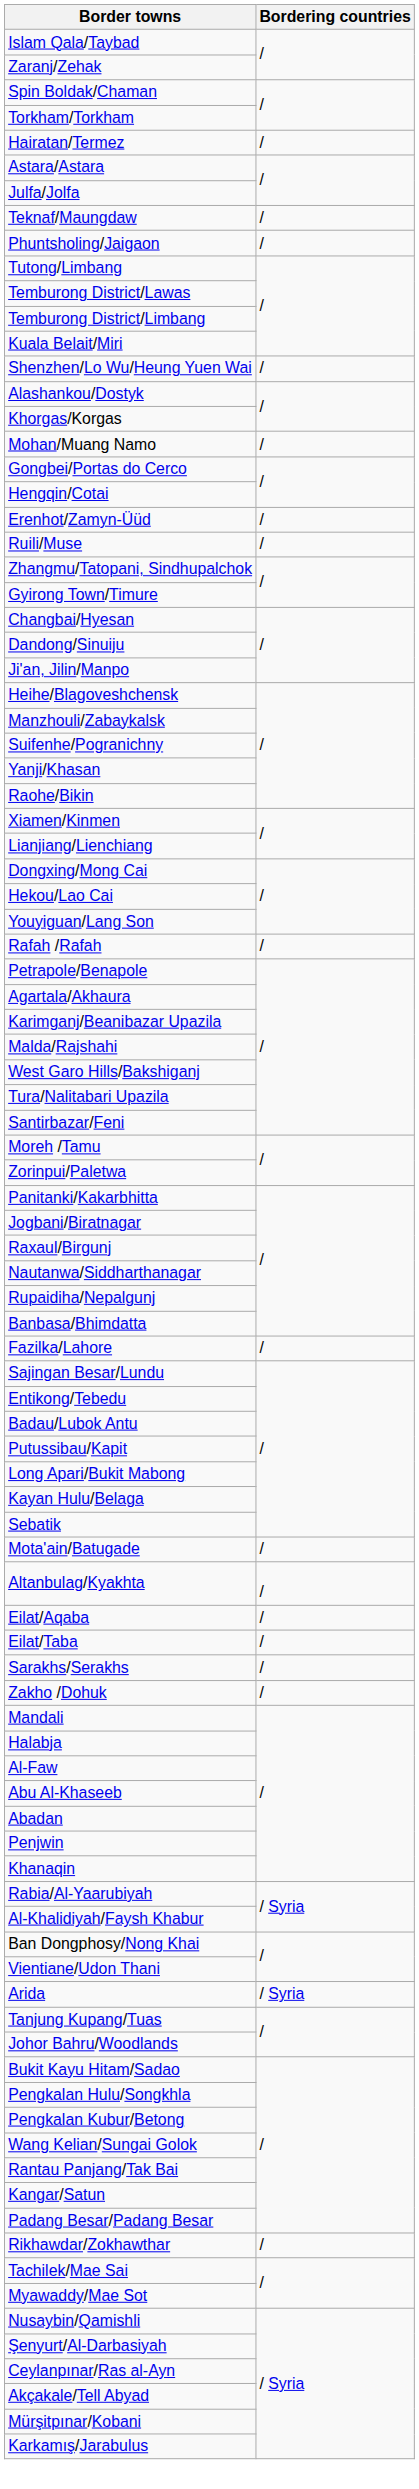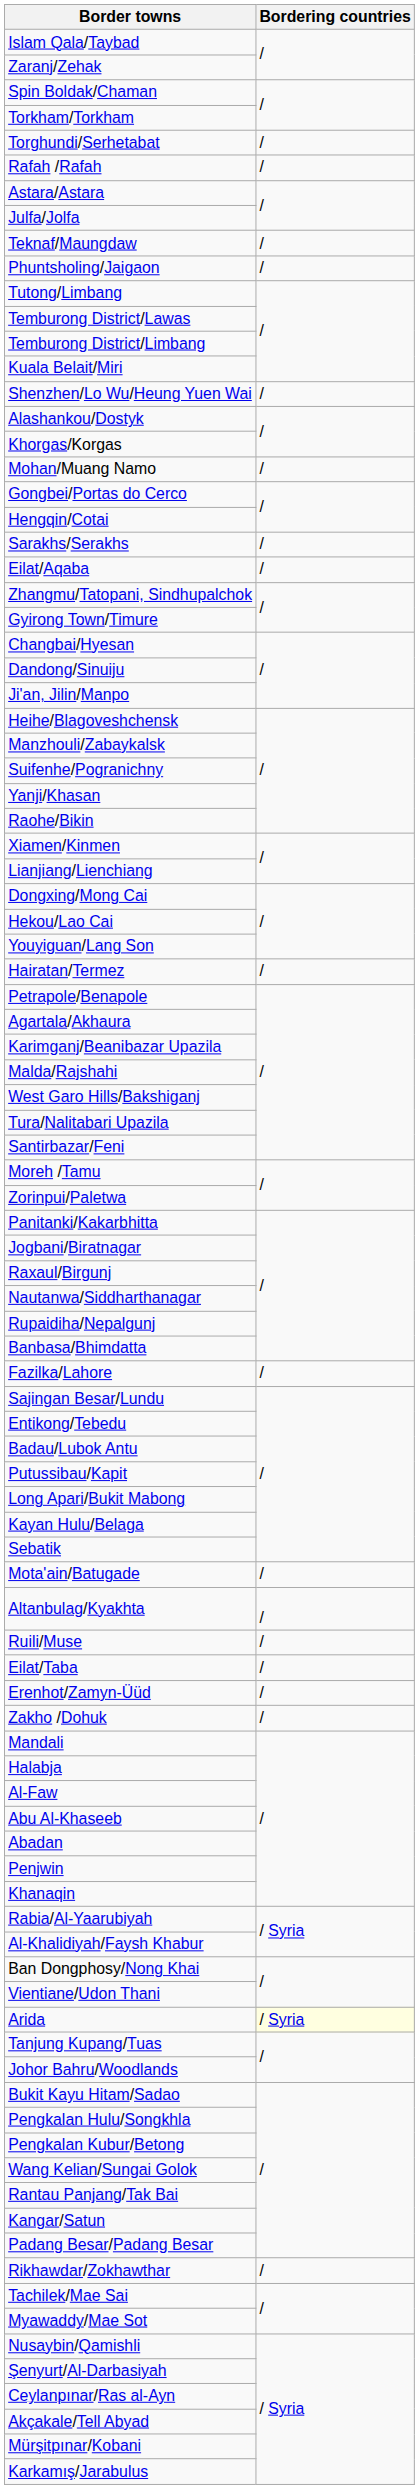+ row: (84, 142)
rows swapped: (66, 142) <-> (55, 946)
rows swapped: (79, 519) <-> (68, 1667)
rows swapped: (45, 544) <-> (49, 1617)
(282, 1994) no background -> (282, 2019) lightyellow background
